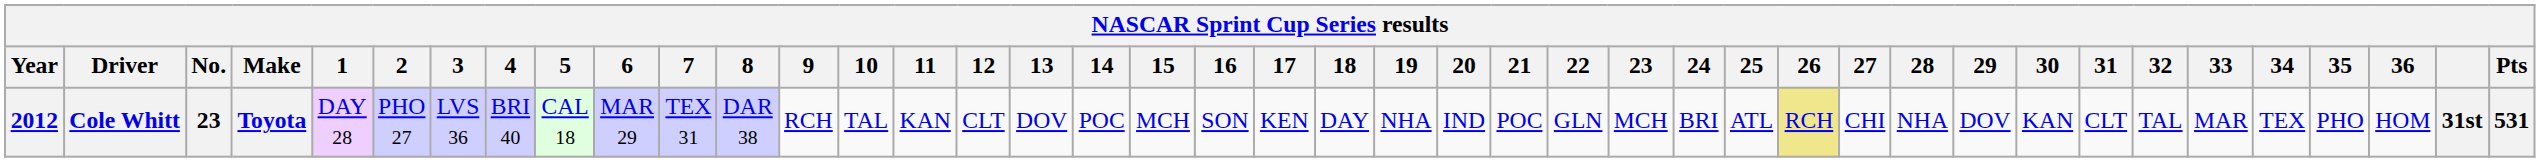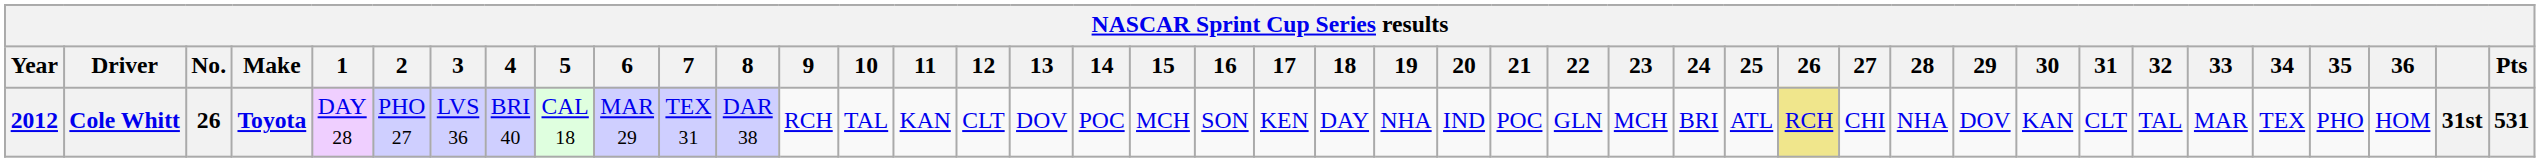(209, 121) 23 -> (209, 121) 26
